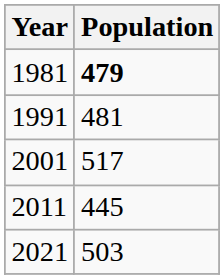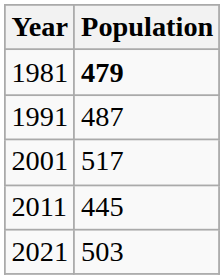(102, 116) 481 -> (102, 116) 487
